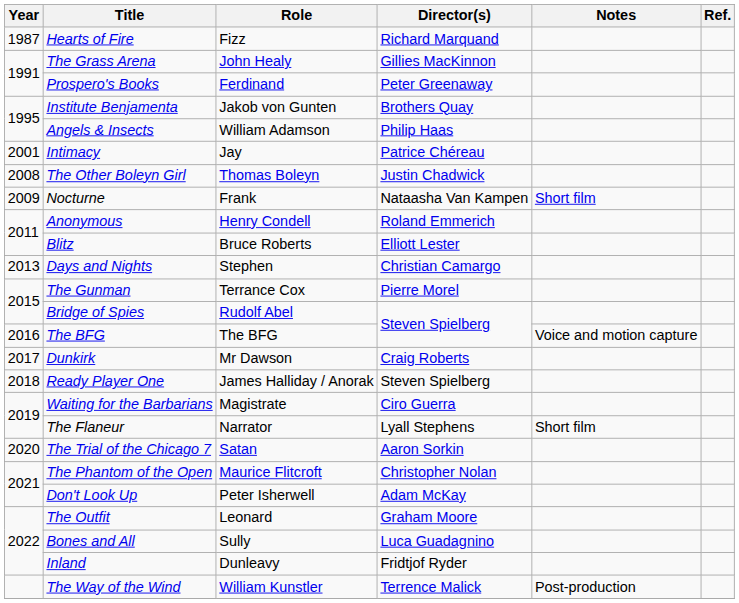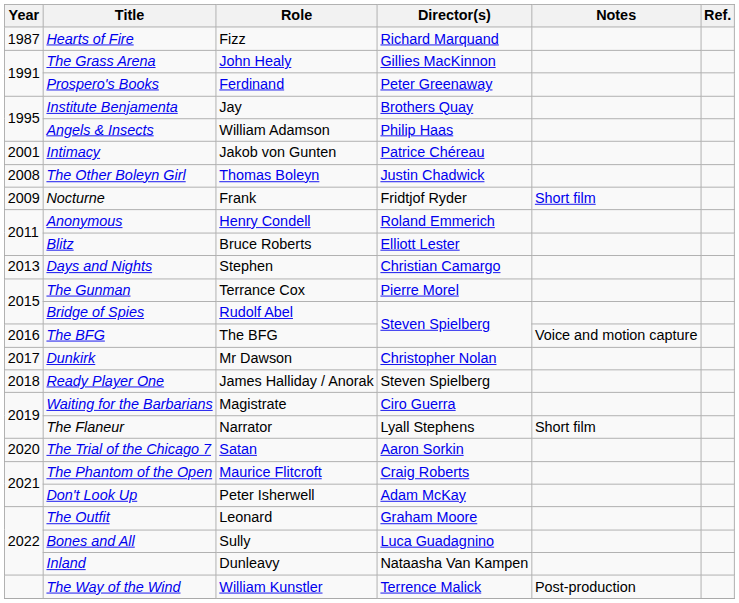(278, 107) Jakob von Gunten -> (231, 107) Jay
(231, 152) Jay -> (278, 152) Jakob von Gunten
(454, 198) Nataasha Van Kampen -> (424, 198) Fridtjof Ryder
(425, 358) Craig Roberts -> (438, 358) Christopher Nolan
(438, 472) Christopher Nolan -> (425, 472) Craig Roberts
(424, 564) Fridtjof Ryder -> (454, 564) Nataasha Van Kampen
